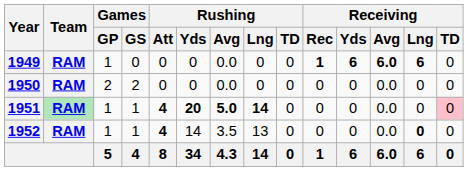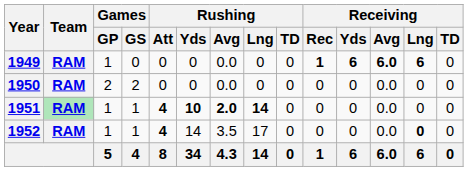(193, 108) 20 -> (193, 108) 10
(227, 108) 5.0 -> (227, 108) 2.0
(450, 108) pink background -> (450, 108) no background
(260, 131) 13 -> (260, 131) 17
